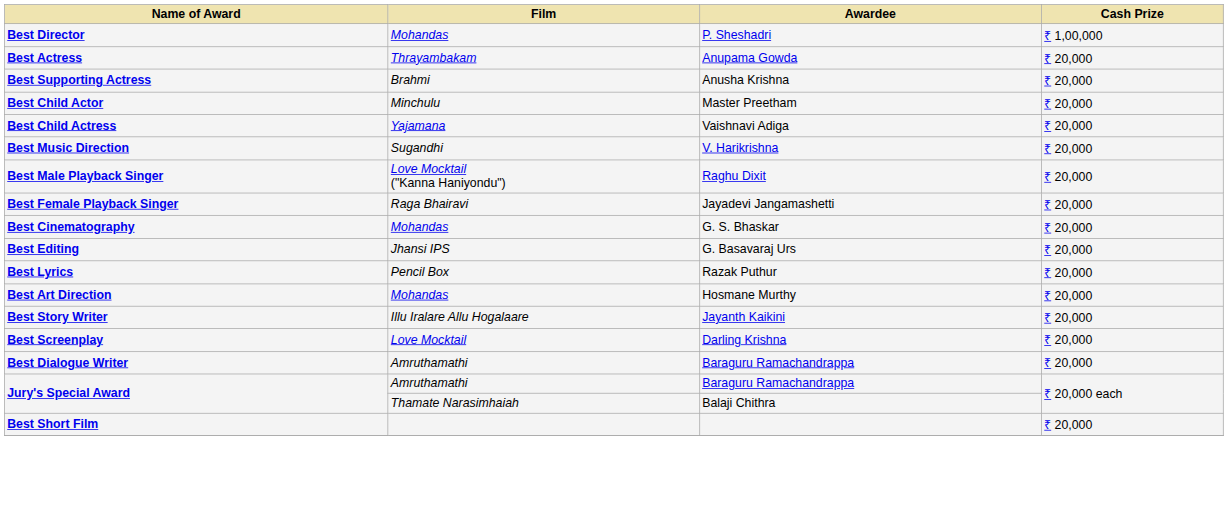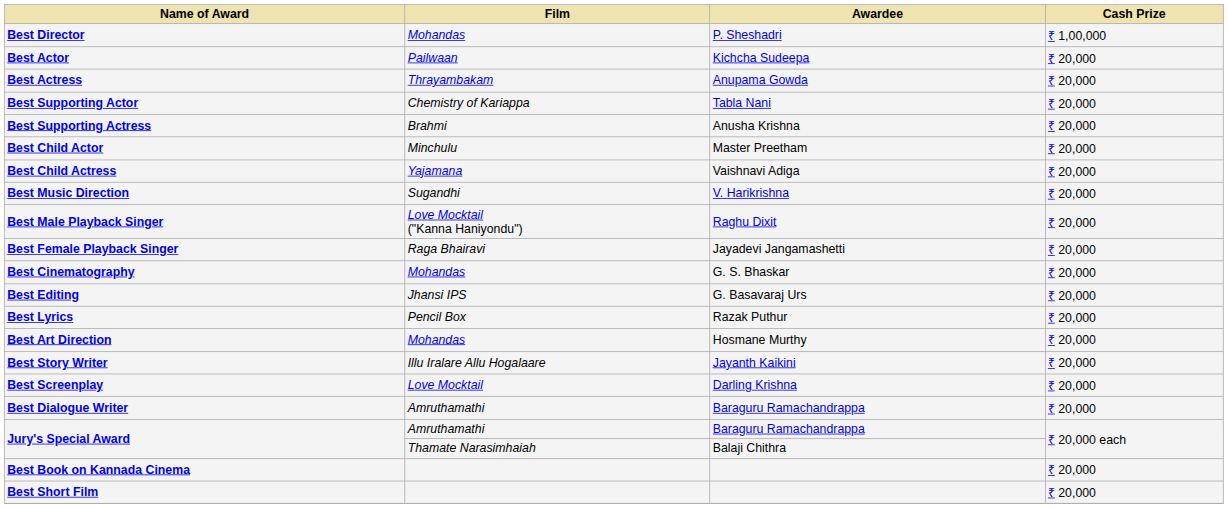+ row: (38, 57)
+ row: (73, 103)
+ row: (99, 469)
